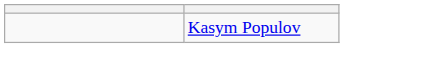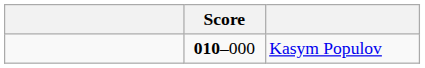+ column: (224, 19)
